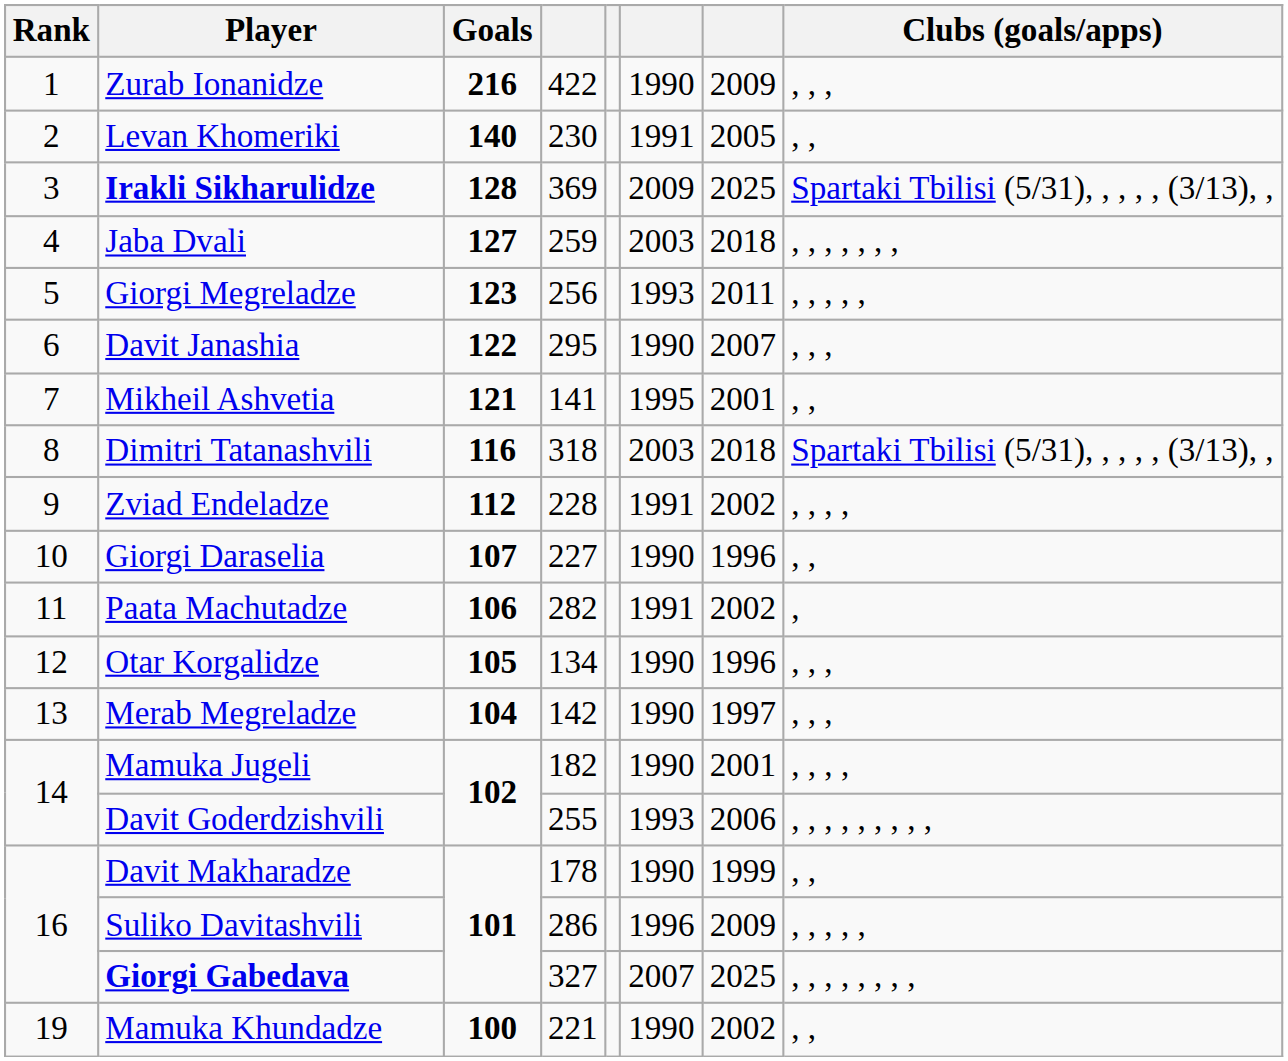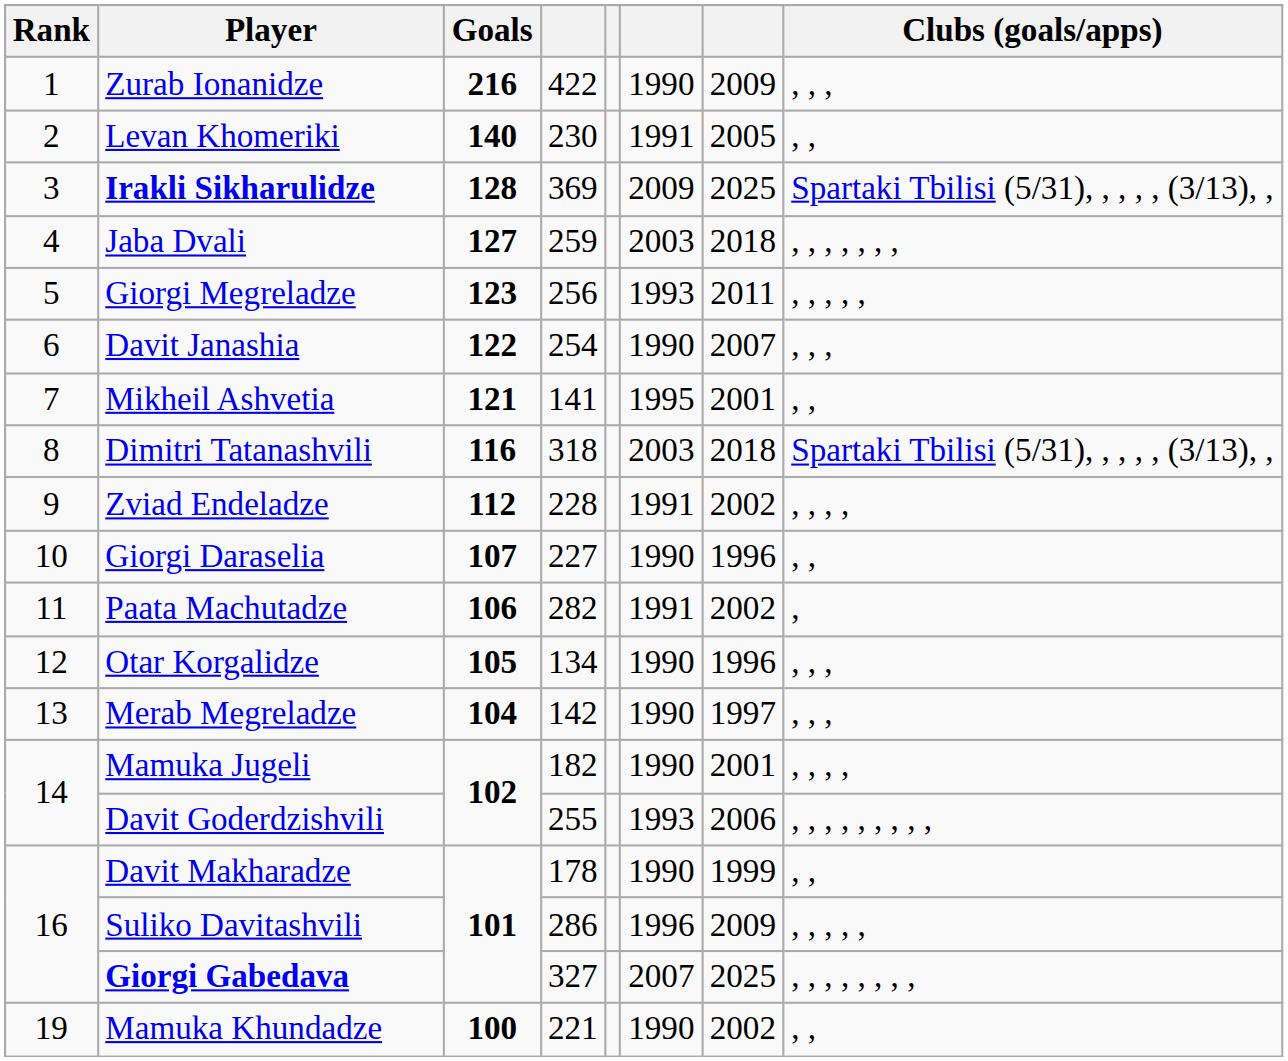(573, 345) 295 -> (573, 345) 254
